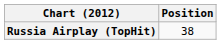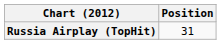(188, 31) 38 -> (188, 31) 31
